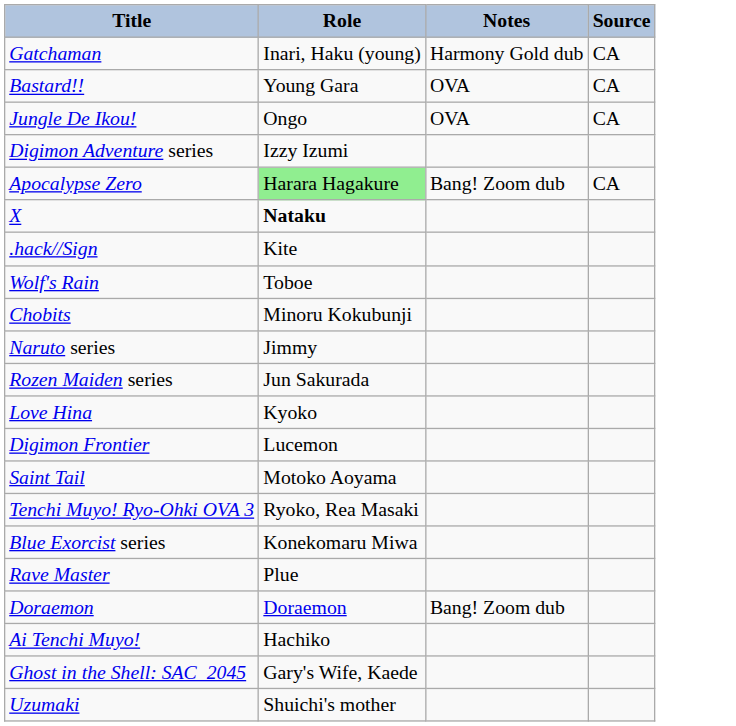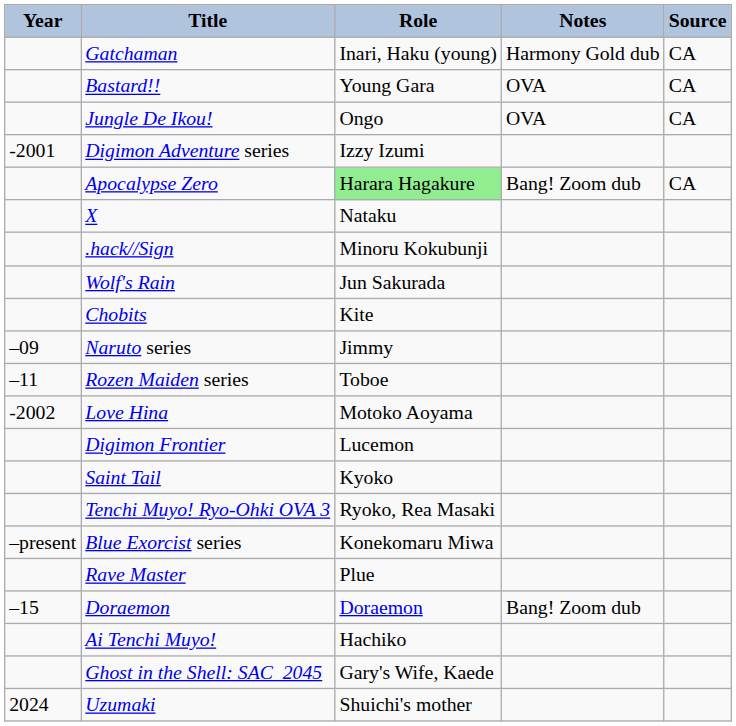+ column: (43, 20)
(295, 216) bold -> (368, 216) normal
(280, 249) Kite -> (414, 249) Minoru Kokubunji
(288, 281) Toboe -> (392, 281) Jun Sakurada
(338, 314) Minoru Kokubunji -> (356, 314) Kite
(316, 379) Jun Sakurada -> (364, 379) Toboe
(290, 411) Kyoko -> (406, 411) Motoko Aoyama
(330, 477) Motoko Aoyama -> (366, 477) Kyoko
